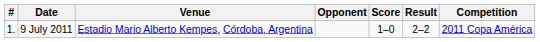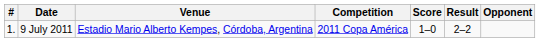columns swapped: (342, 12) <-> (487, 12)
